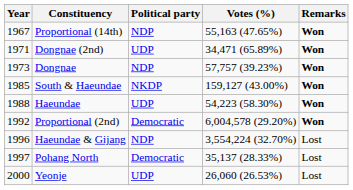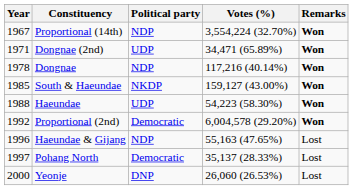(244, 31) 55,163 (47.65%) -> (251, 31) 3,554,224 (32.70%)
- row: (18, 67)
+ row: (18, 67)
(251, 139) 3,554,224 (32.70%) -> (244, 139) 55,163 (47.65%)
(142, 175) UDP -> (142, 175) DNP
